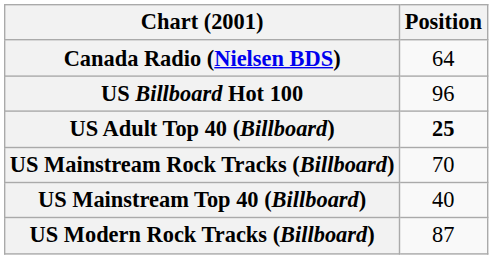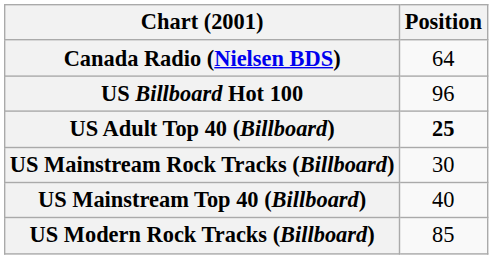(443, 164) 70 -> (443, 164) 30
(443, 235) 87 -> (443, 235) 85
